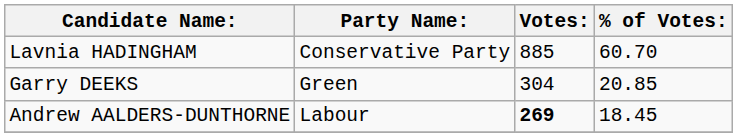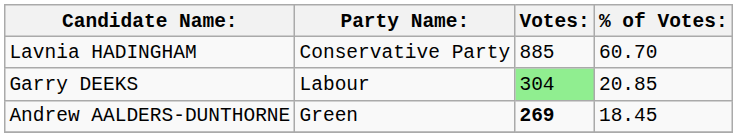(329, 84) Green -> (335, 84) Labour
(537, 84) no background -> (537, 84) lightgreen background
(335, 116) Labour -> (329, 116) Green
